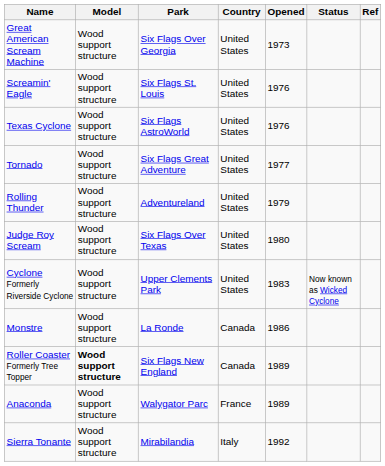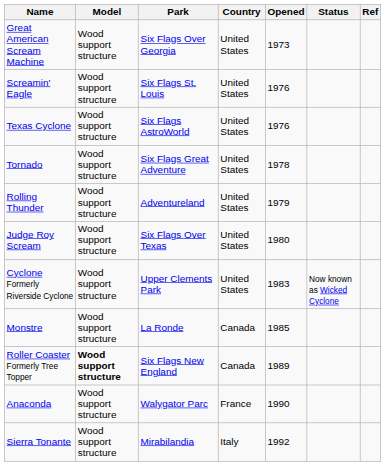(279, 164) 1977 -> (279, 164) 1978
(279, 327) 1986 -> (279, 327) 1985
(279, 404) 1989 -> (279, 404) 1990
